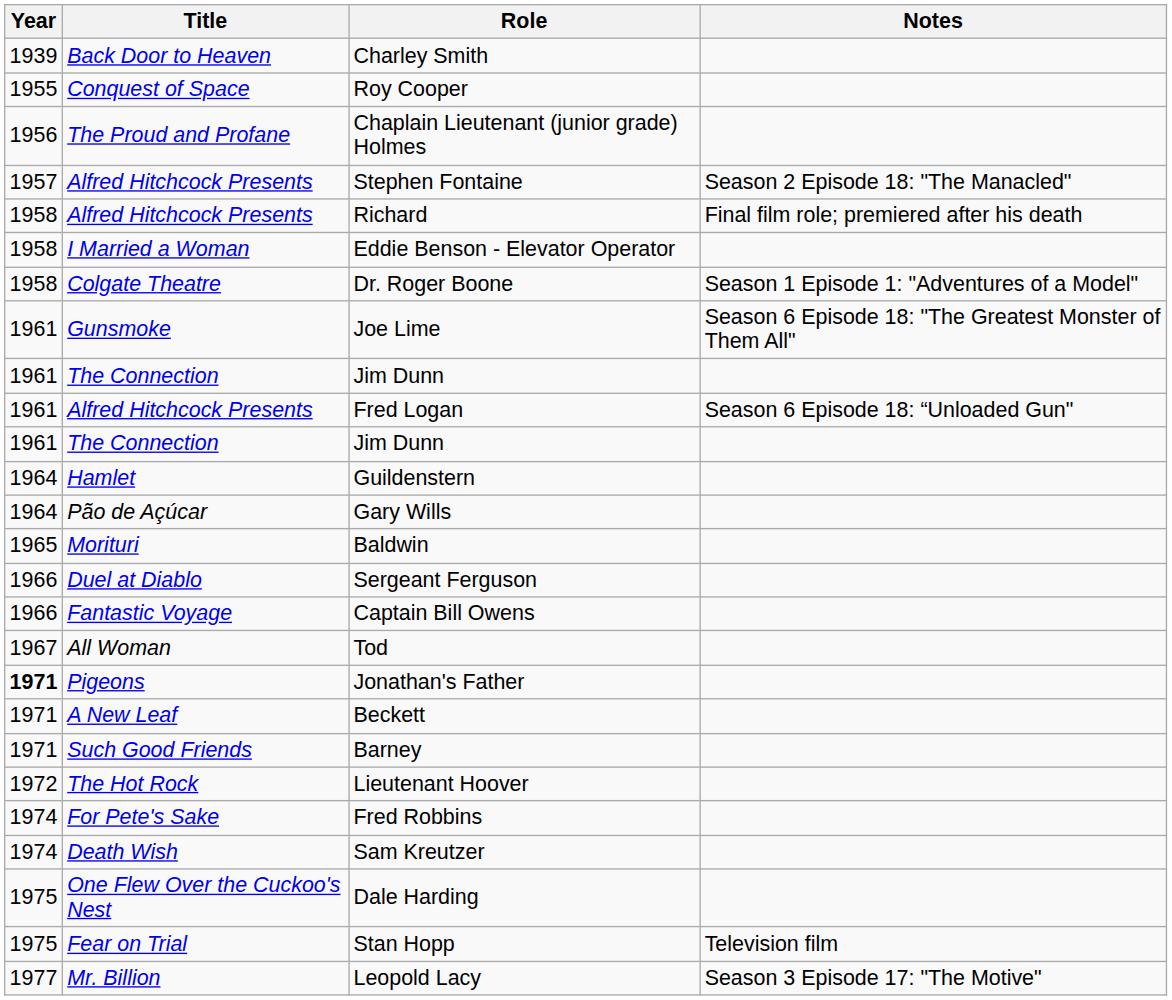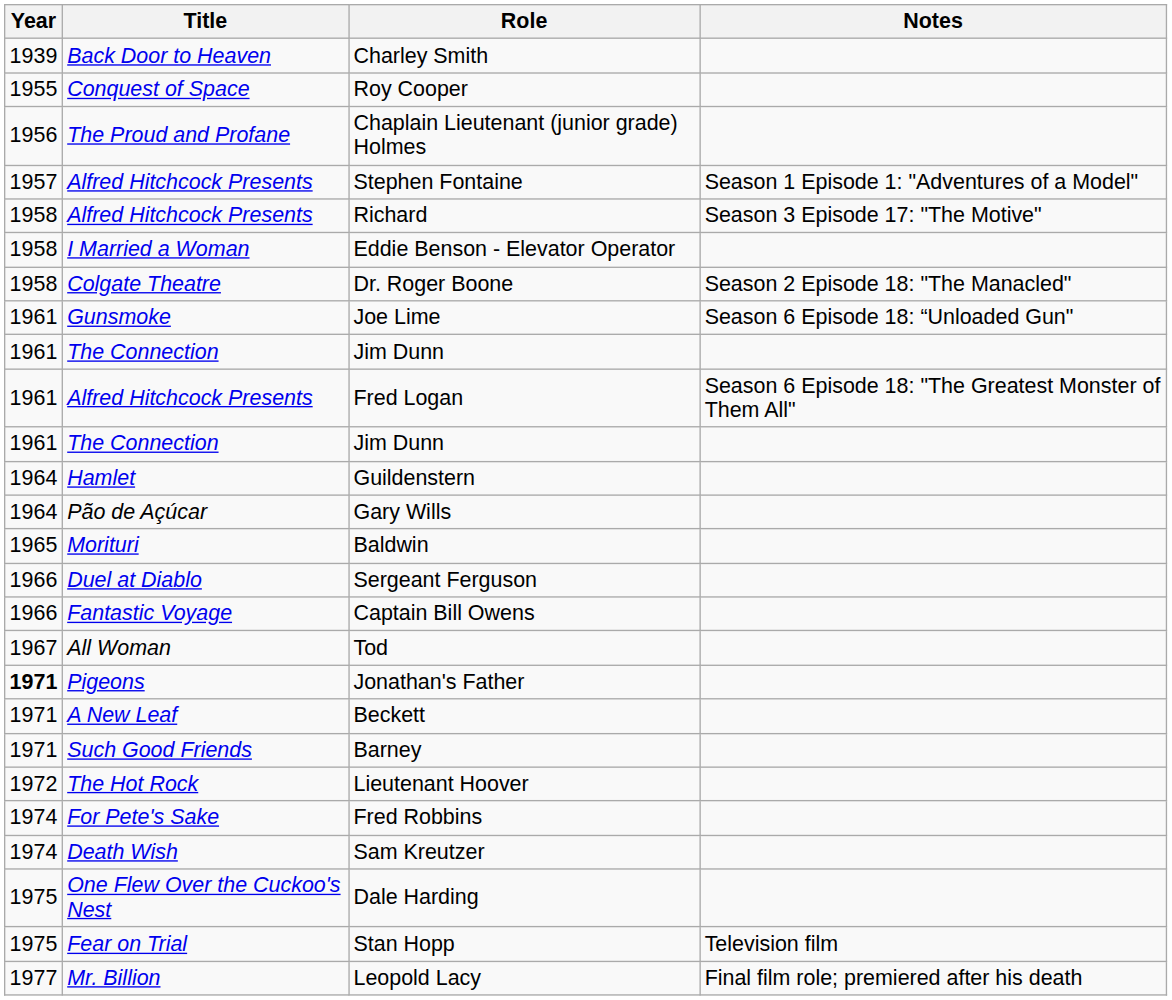(888, 181) Season 2 Episode 18: "The Manacled" -> (921, 181) Season 1 Episode 1: "Adventures of a Model"
(894, 215) Final film role; premiered after his death -> (873, 215) Season 3 Episode 17: "The Motive"
(921, 283) Season 1 Episode 1: "Adventures of a Model" -> (888, 283) Season 2 Episode 18: "The Manacled"
(932, 329) Season 6 Episode 18: "The Greatest Monster of Them All" -> (889, 317) Season 6 Episode 18: “Unloaded Gun"
(889, 409) Season 6 Episode 18: “Unloaded Gun" -> (932, 397) Season 6 Episode 18: "The Greatest Monster of Them All"
(873, 977) Season 3 Episode 17: "The Motive" -> (894, 977) Final film role; premiered after his death
